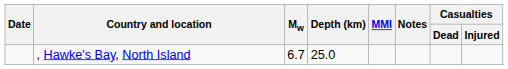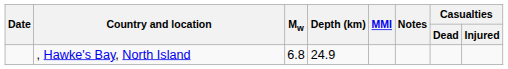(296, 54) 6.7 -> (296, 54) 6.8
(323, 54) 25.0 -> (323, 54) 24.9
